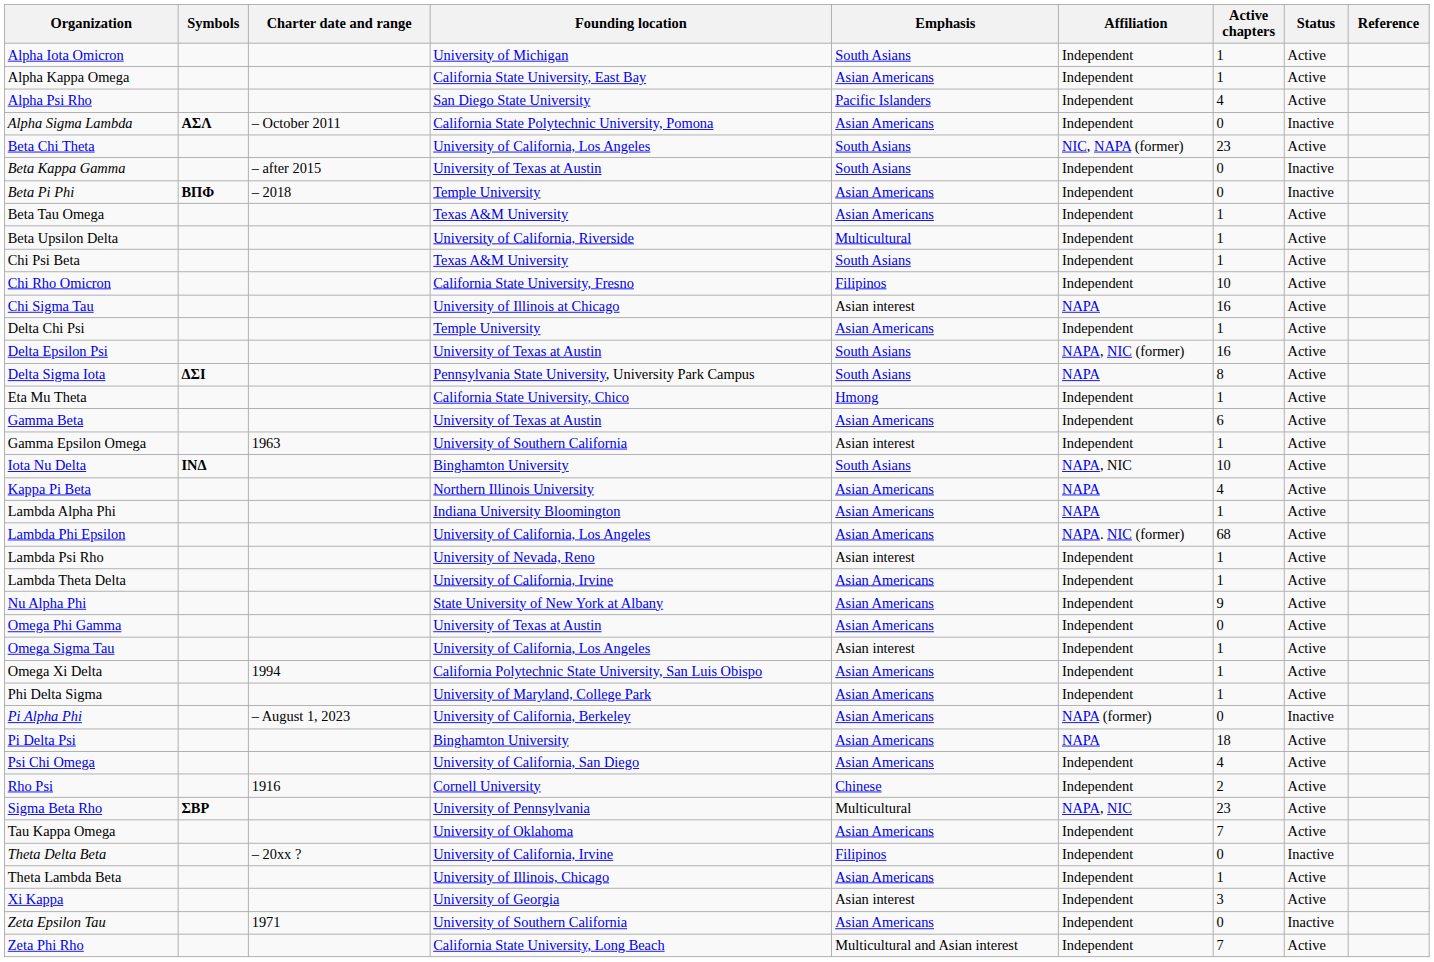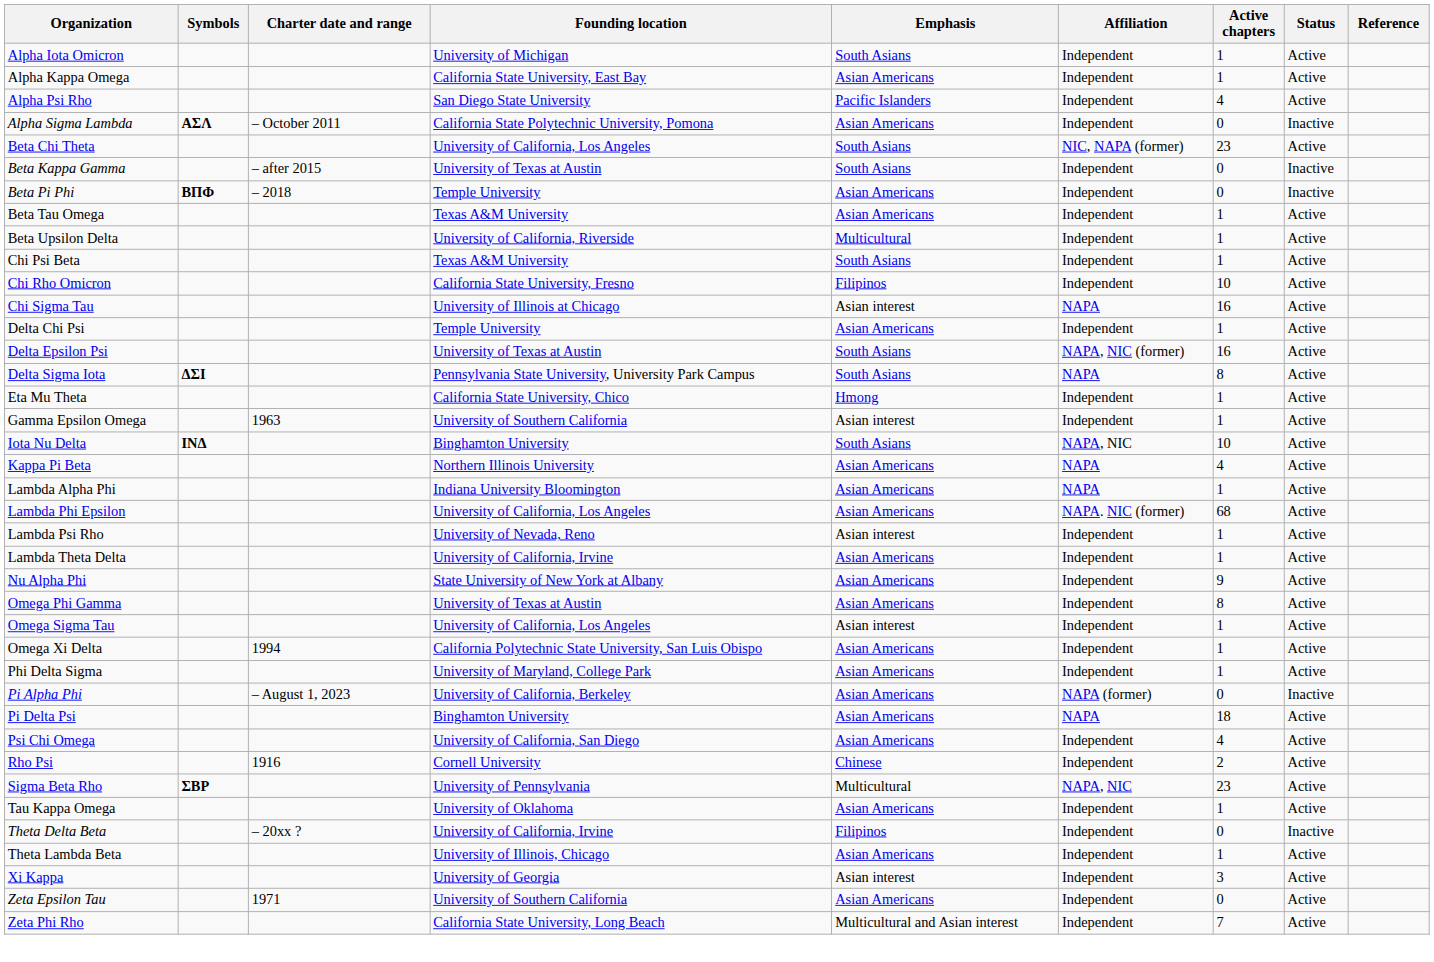- row: (46, 420)
(1220, 625) 0 -> (1220, 603) 8
(1220, 831) 7 -> (1220, 808) 1
(1311, 922) Inactive -> (1307, 899) Active
